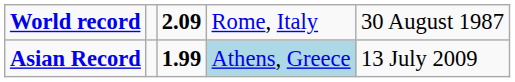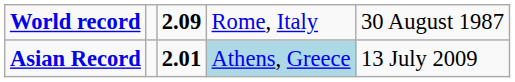(181, 58) 1.99 -> (181, 58) 2.01
